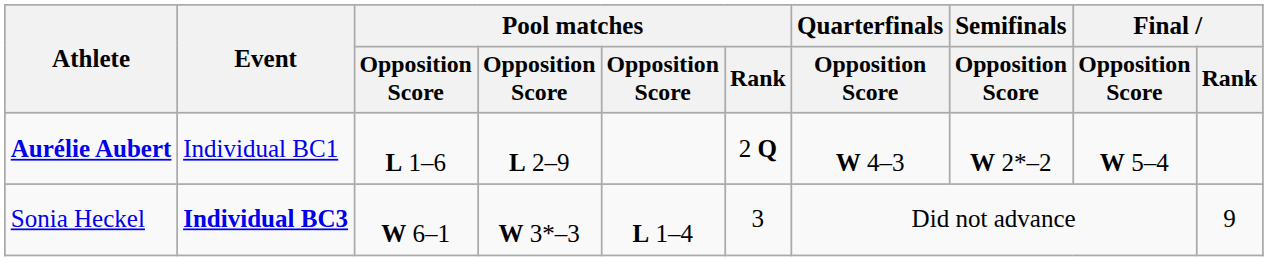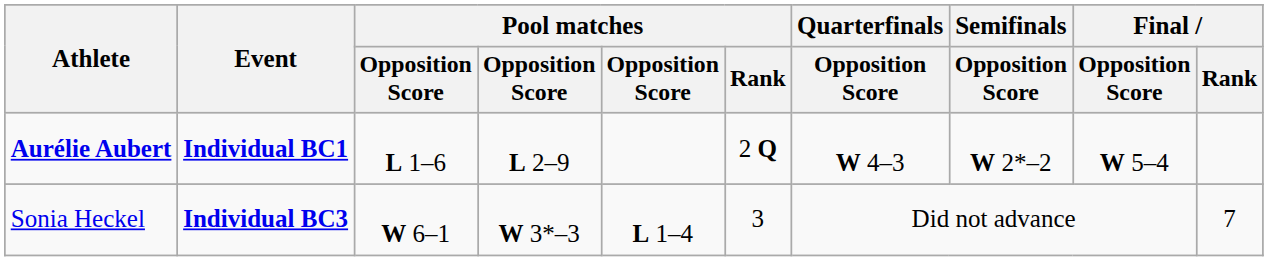(261, 148) normal -> (266, 148) bold
(1229, 219) 9 -> (1229, 219) 7
